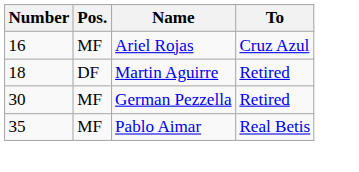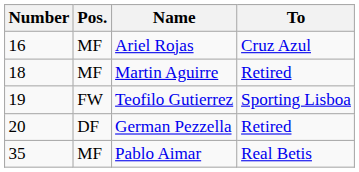(88, 72) DF -> (90, 72) MF
+ row: (174, 99)
(17, 99) 30 -> (17, 126) 20
(90, 99) MF -> (88, 126) DF
